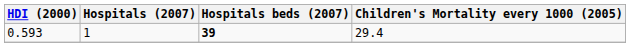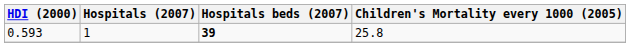(369, 33) 29.4 -> (369, 33) 25.8
